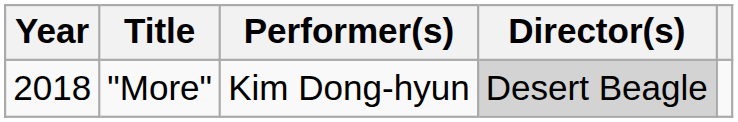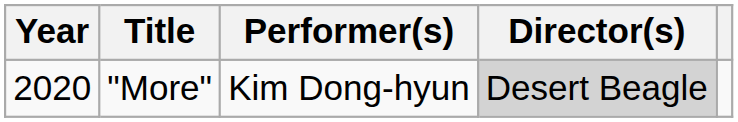(52, 87) 2018 -> (52, 87) 2020
